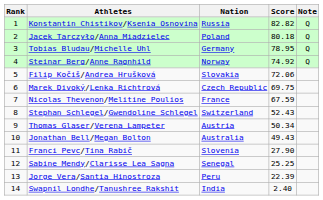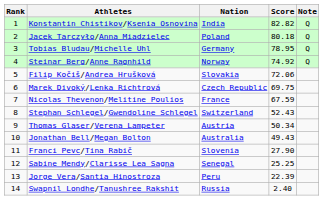(216, 23) Russia -> (213, 23) India
(213, 189) India -> (216, 189) Russia
